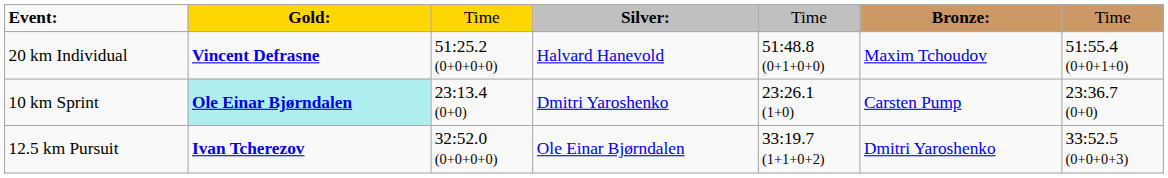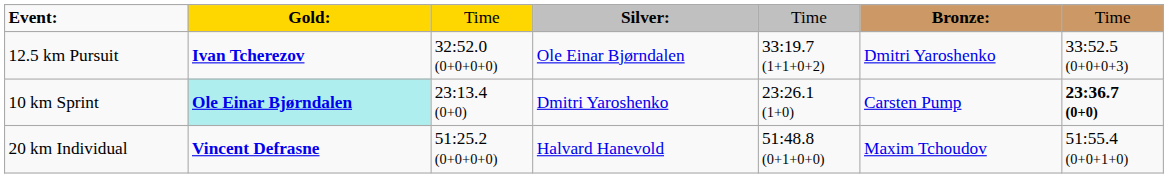rows swapped: (68, 55) <-> (63, 149)
(1092, 102) normal -> (1092, 102) bold
